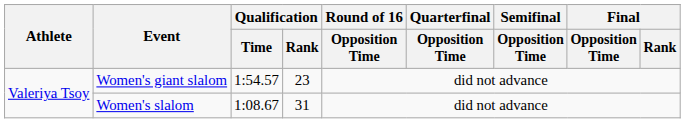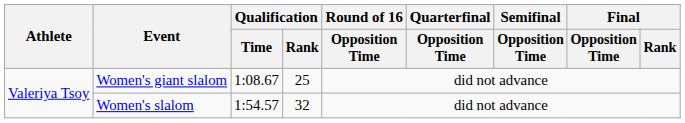(257, 81) 1:54.57 -> (257, 81) 1:08.67
(302, 81) 23 -> (302, 81) 25
(257, 105) 1:08.67 -> (257, 105) 1:54.57
(302, 105) 31 -> (302, 105) 32
